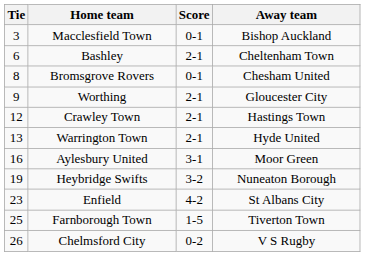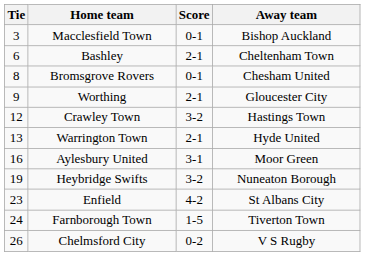(194, 117) 2-1 -> (194, 117) 3-2
(16, 220) 25 -> (16, 220) 24
